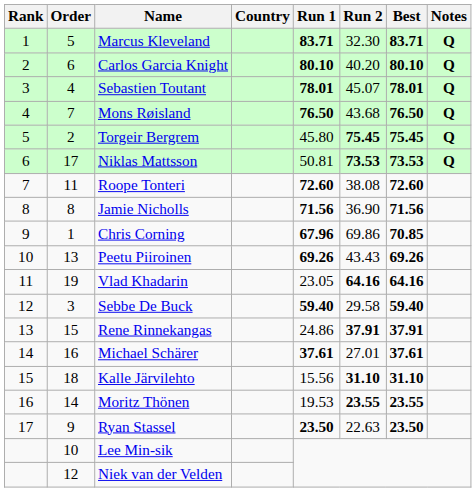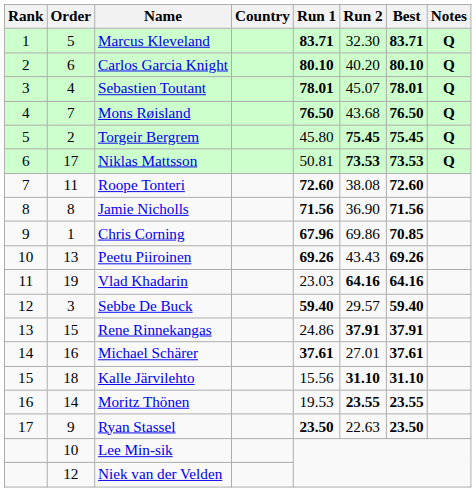(317, 281) 23.05 -> (317, 281) 23.03
(363, 305) 29.58 -> (363, 305) 29.57
